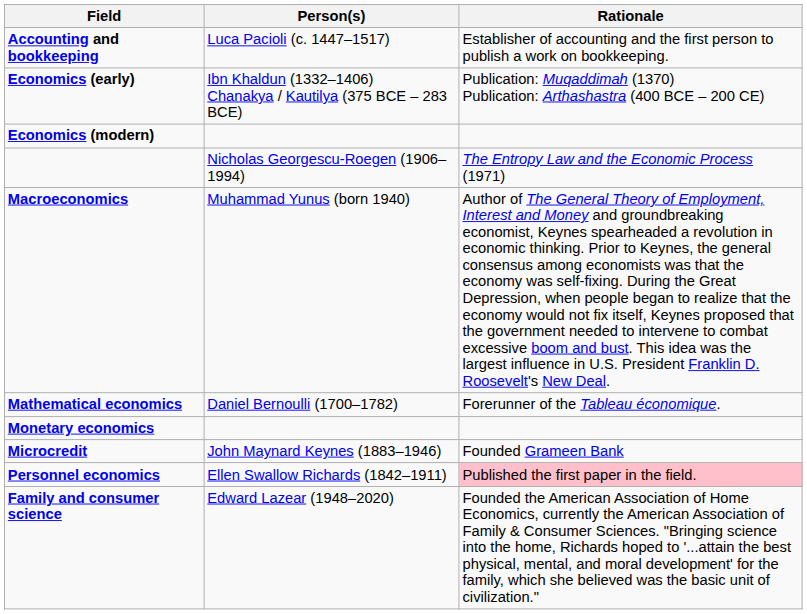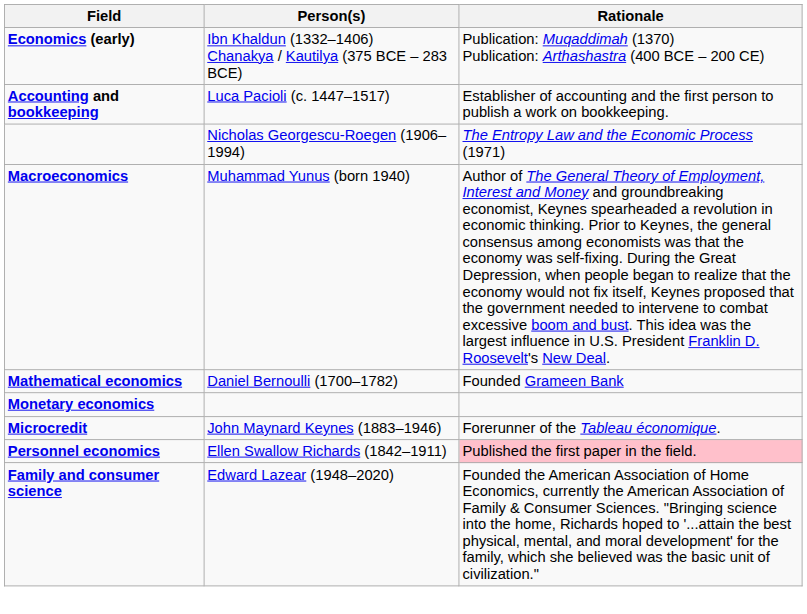rows swapped: (63, 47) <-> (71, 79)
- row: (81, 135)
(592, 404) Forerunner of the Tableau économique. -> (543, 381) Founded Grameen Bank
(543, 451) Founded Grameen Bank -> (592, 427) Forerunner of the Tableau économique.
